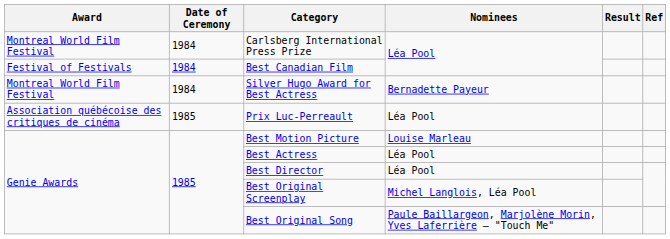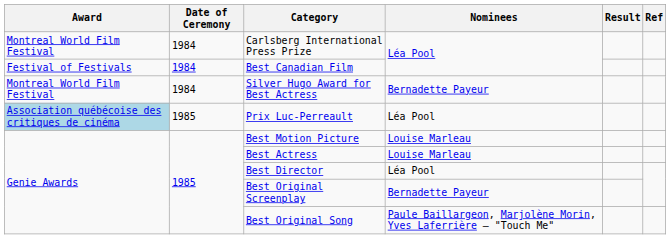(84, 117) no background -> (84, 117) lightblue background
(411, 155) Léa Pool -> (429, 155) Louise Marleau
(462, 193) Michel Langlois, Léa Pool -> (438, 193) Bernadette Payeur
